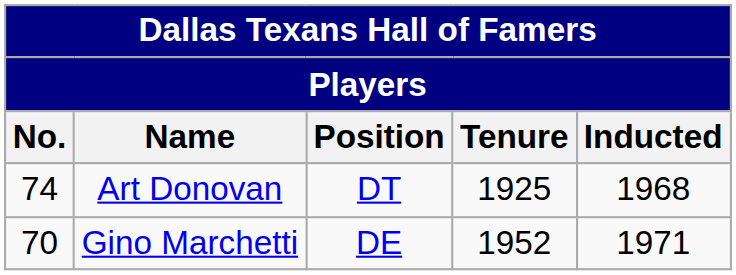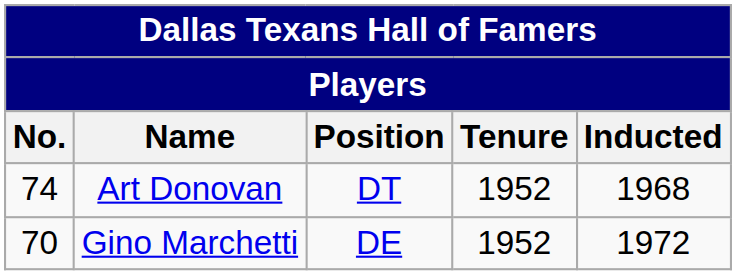(514, 189) 1925 -> (514, 189) 1952
(653, 242) 1971 -> (653, 242) 1972
